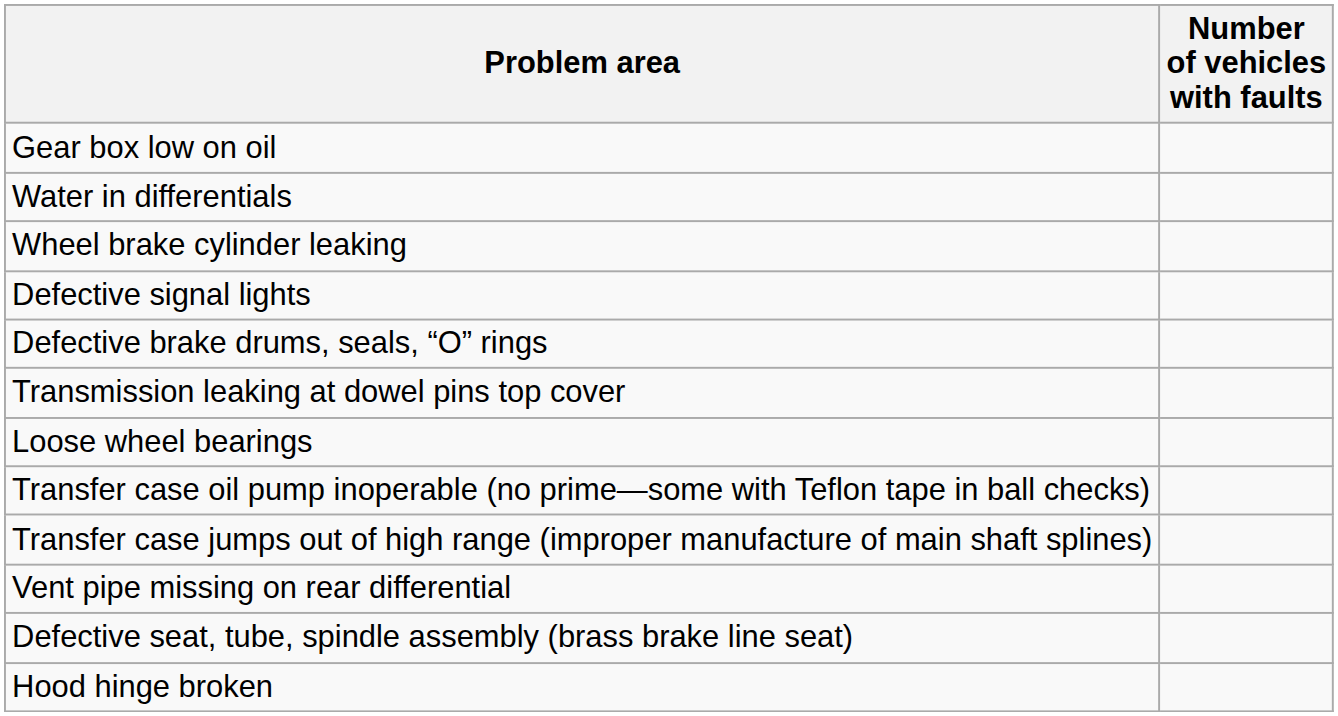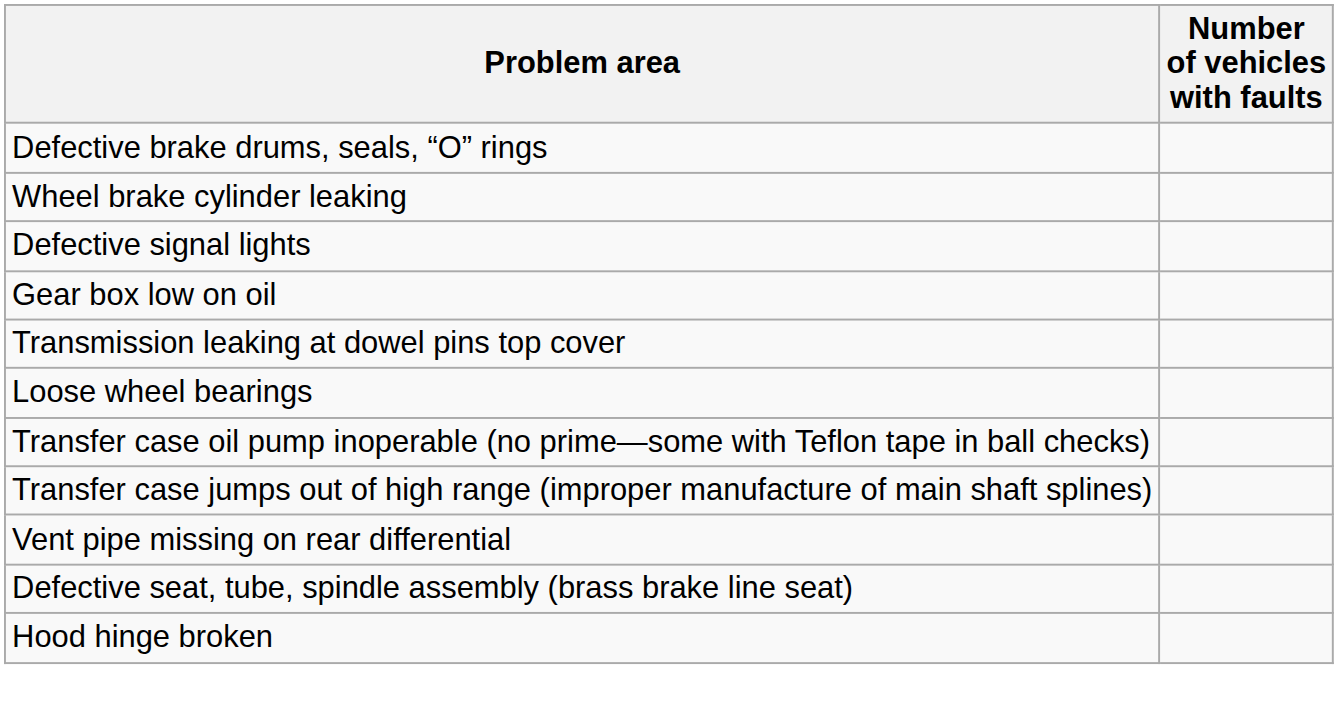rows swapped: (280, 343) <-> (144, 147)
- row: (152, 196)
